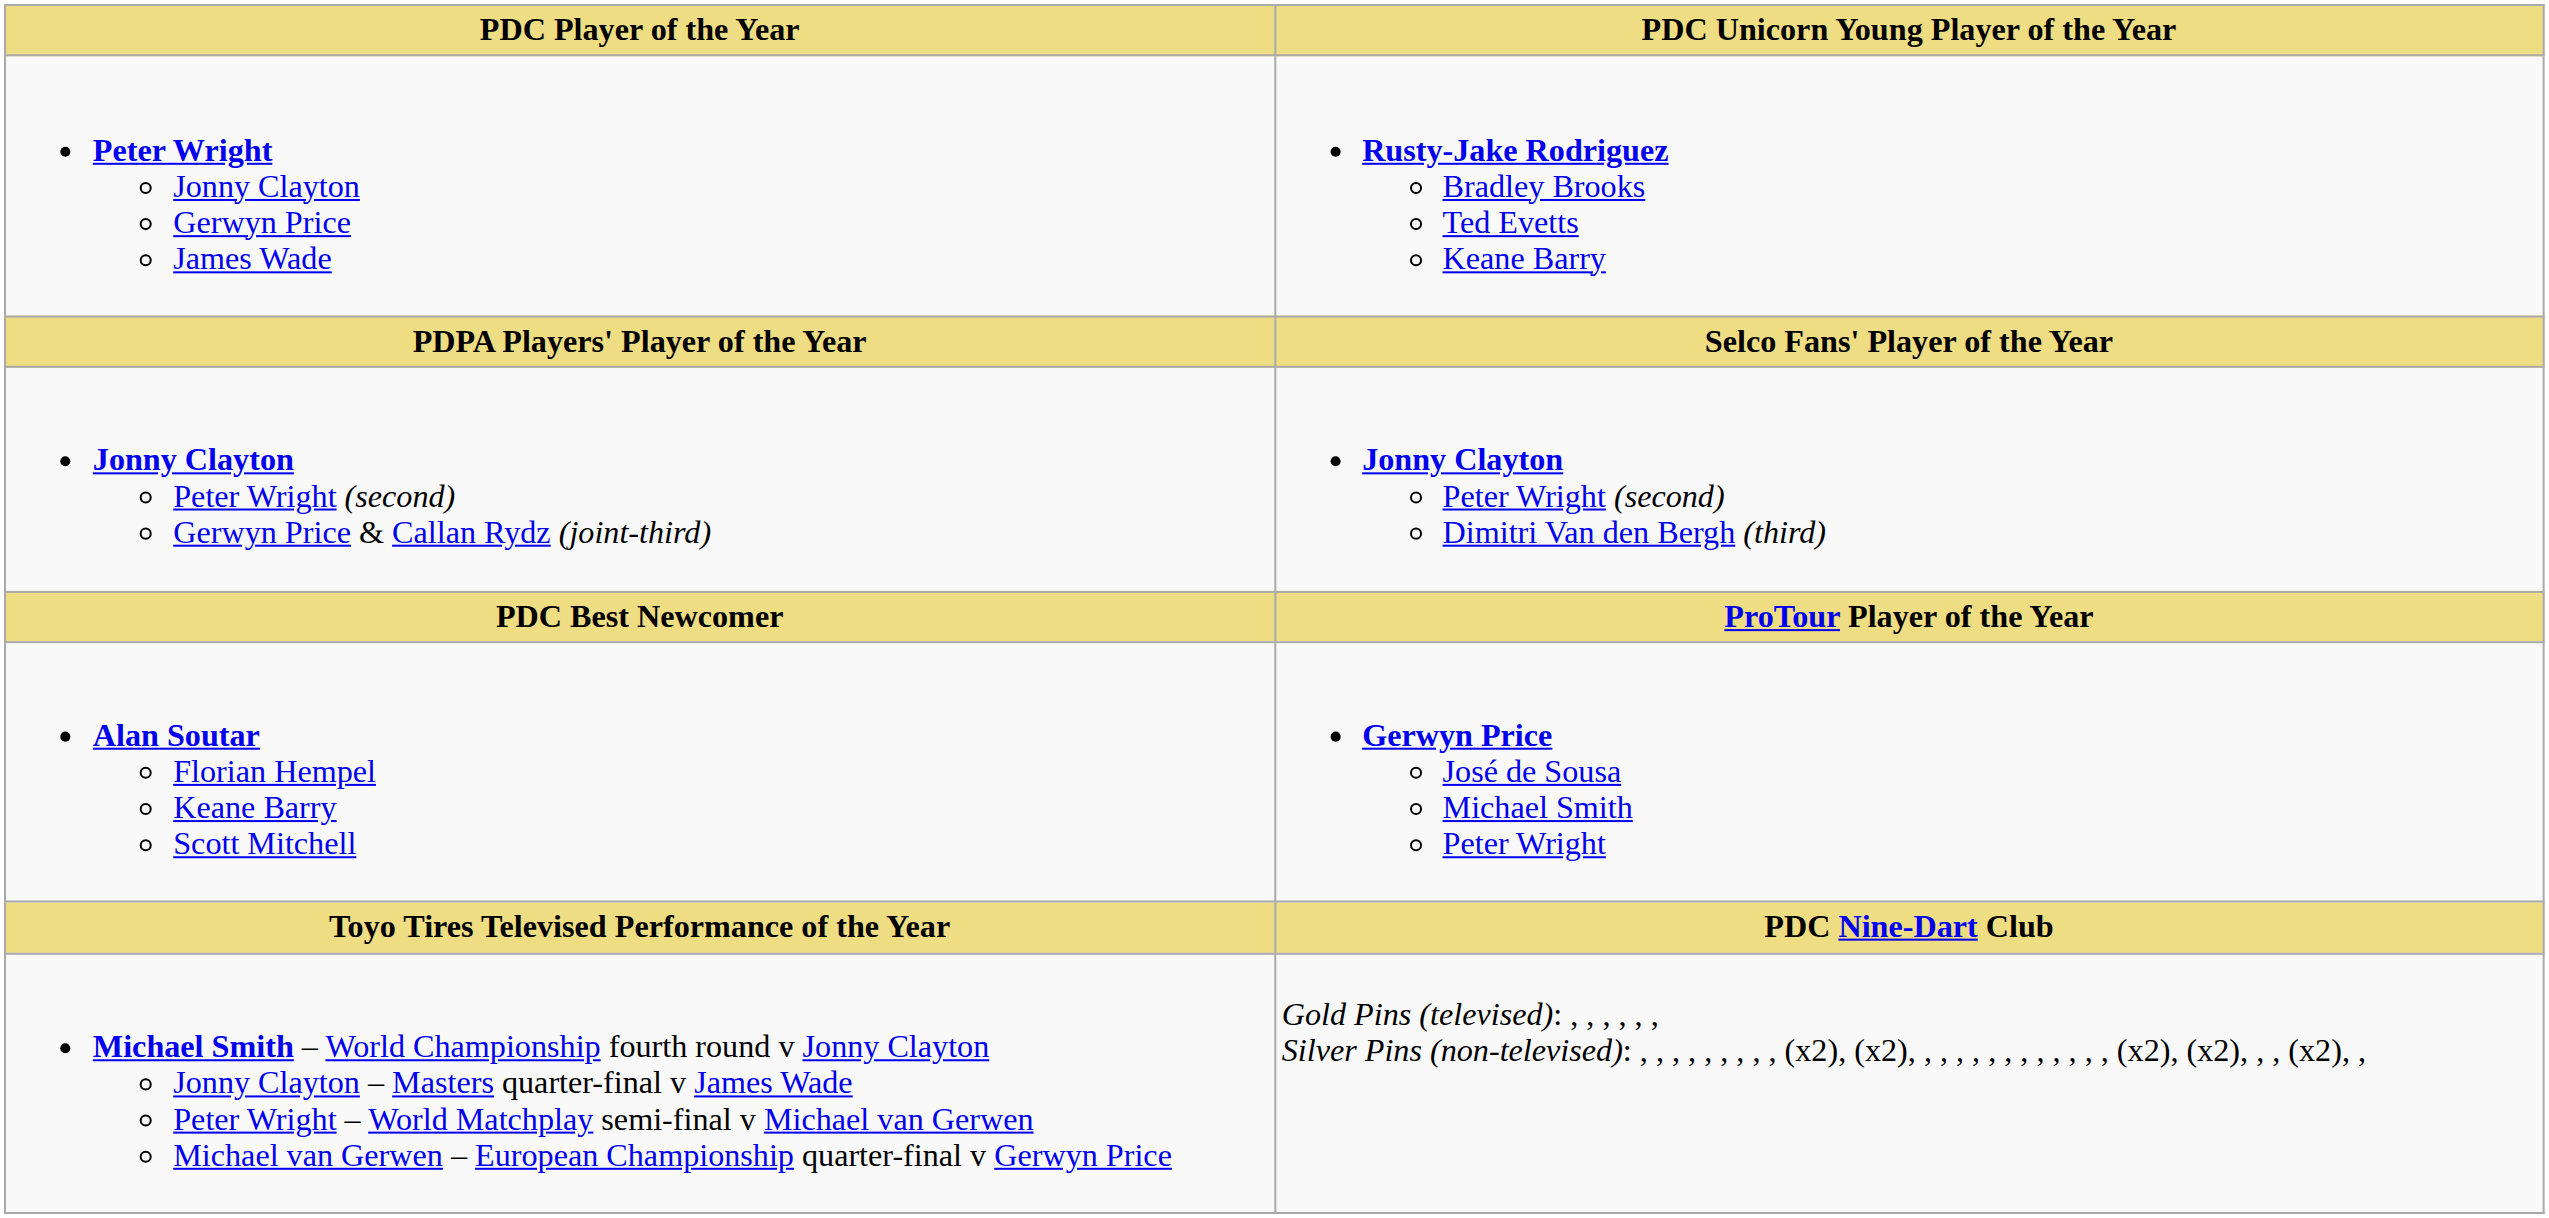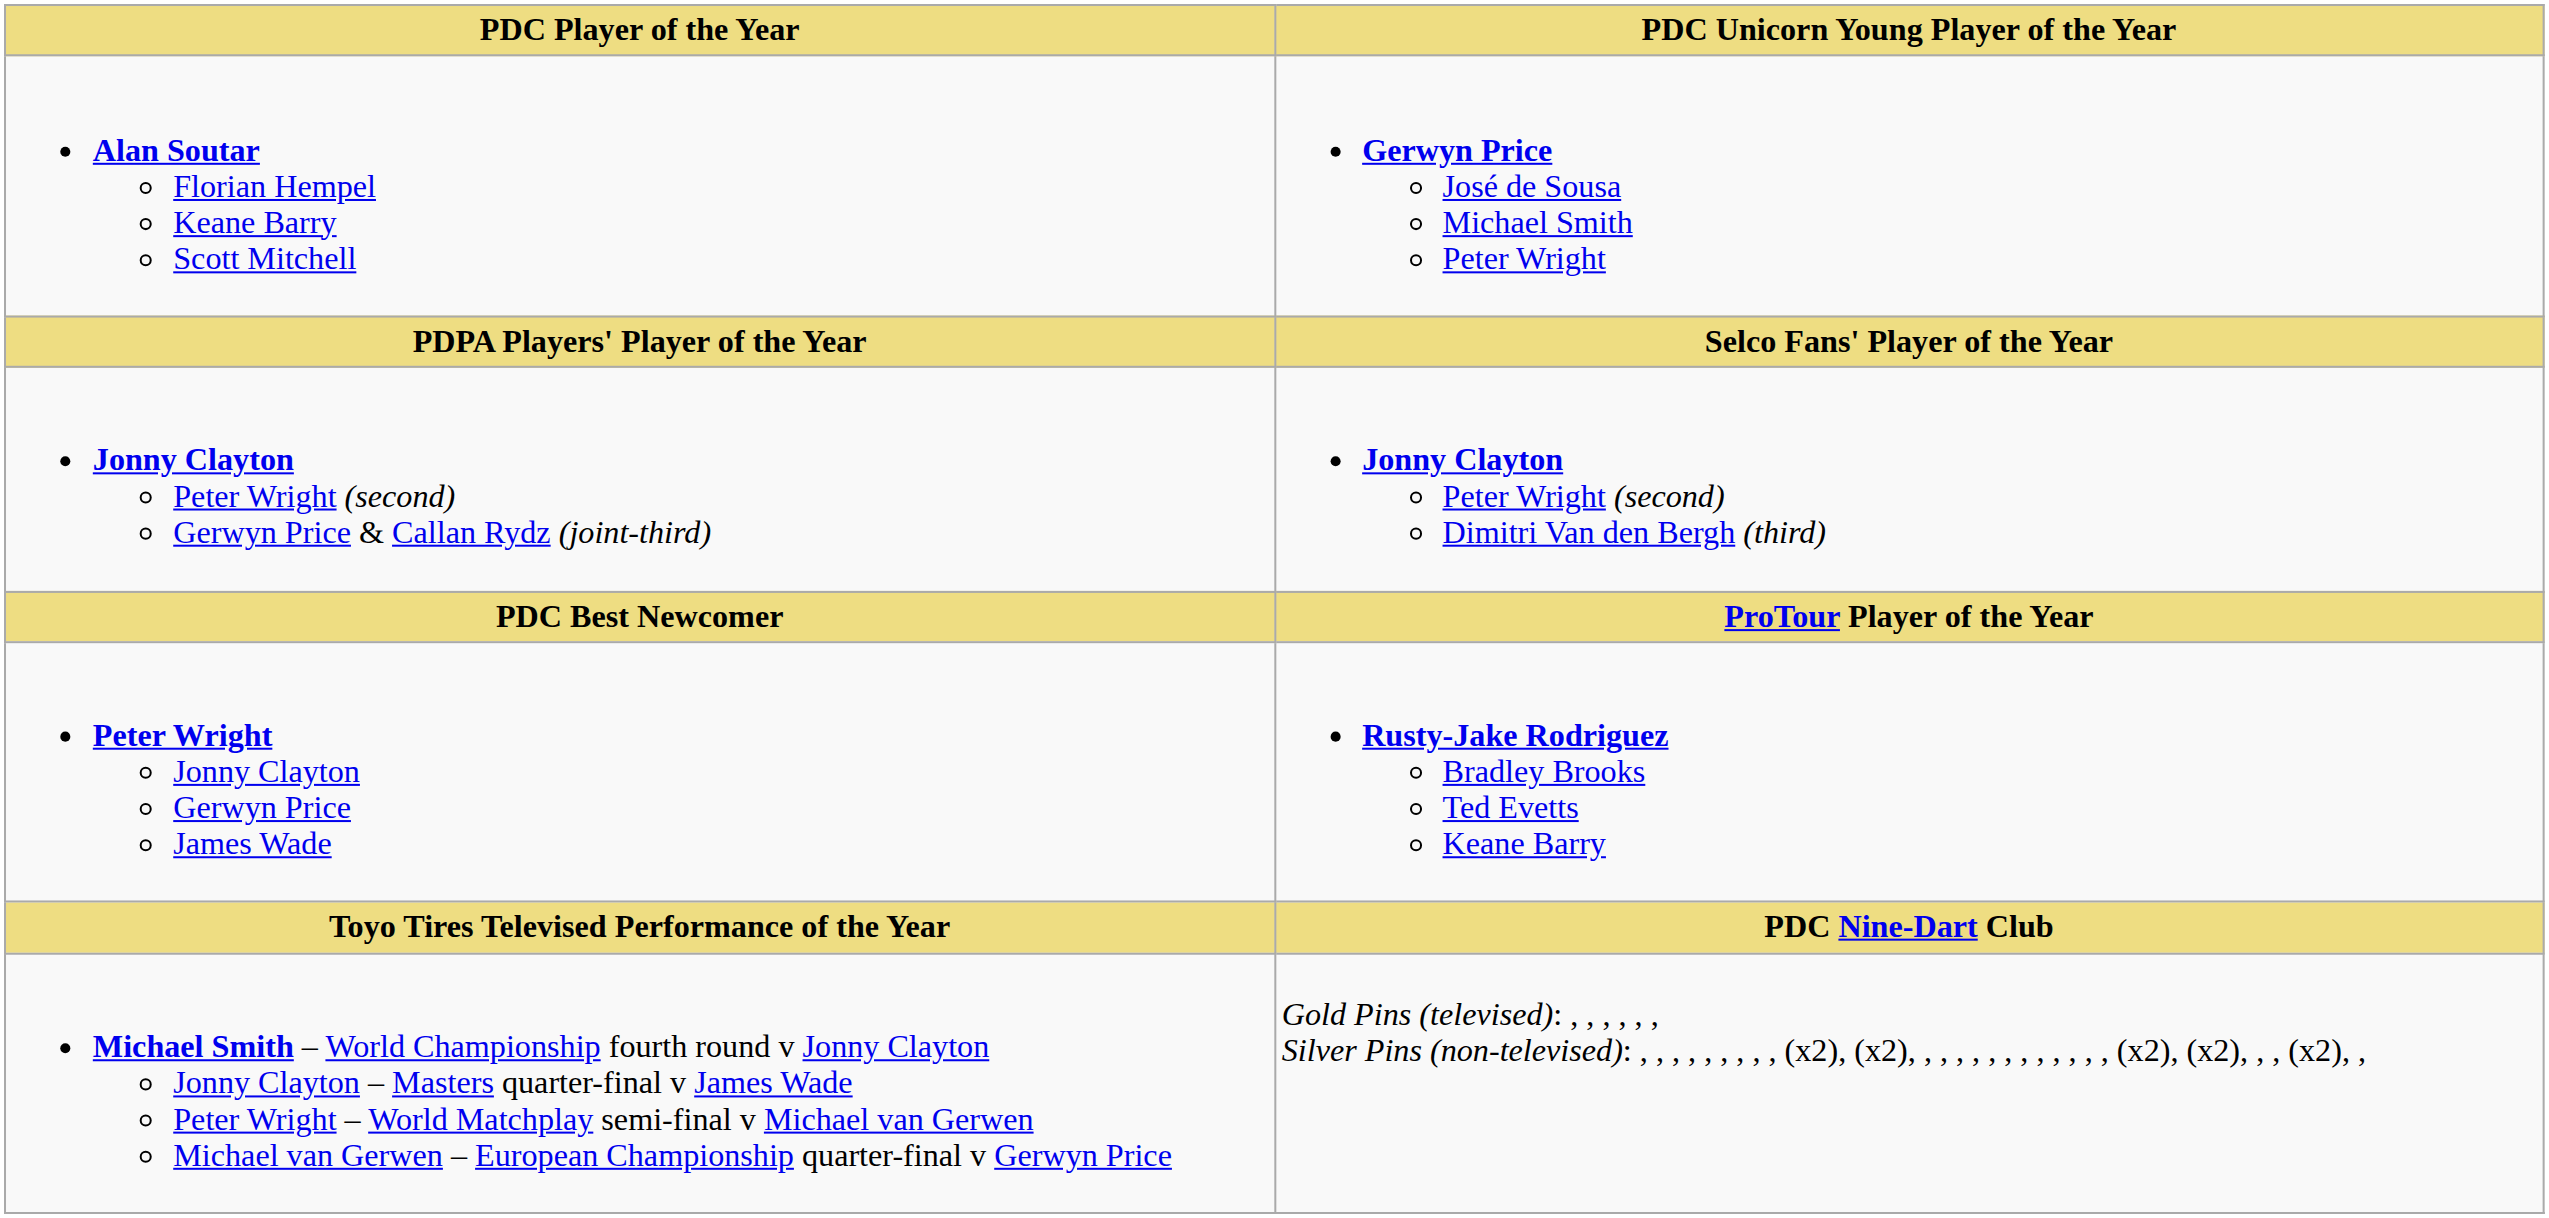rows swapped: (640, 204) <-> (640, 790)
